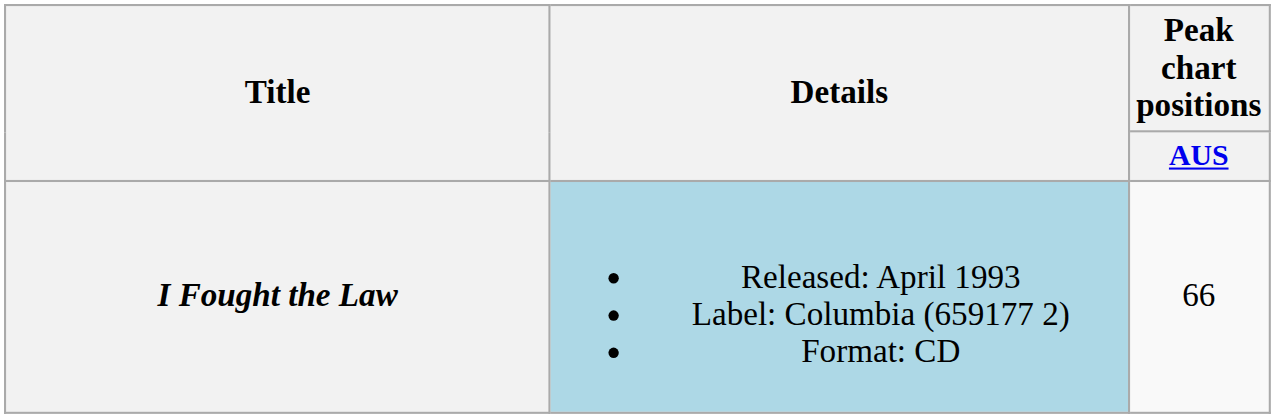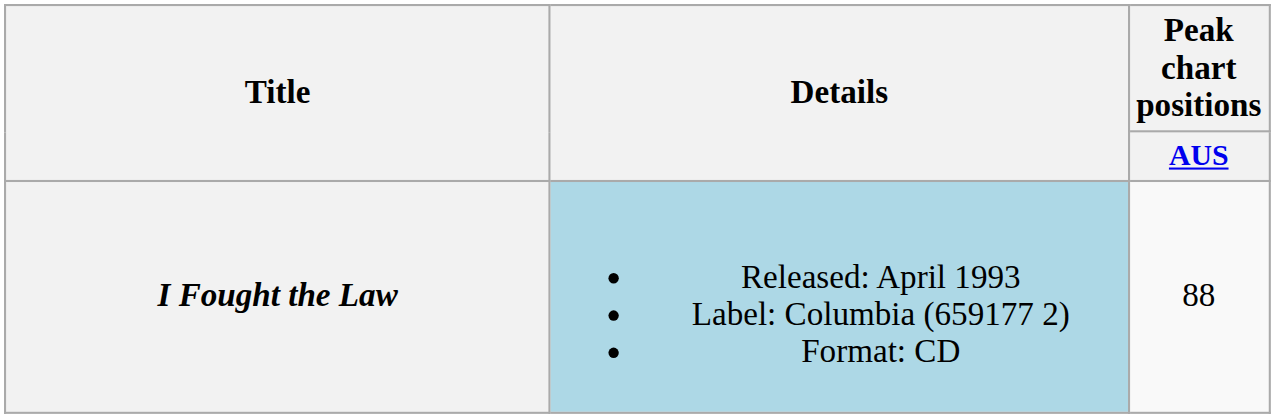(1199, 295) 66 -> (1199, 295) 88
